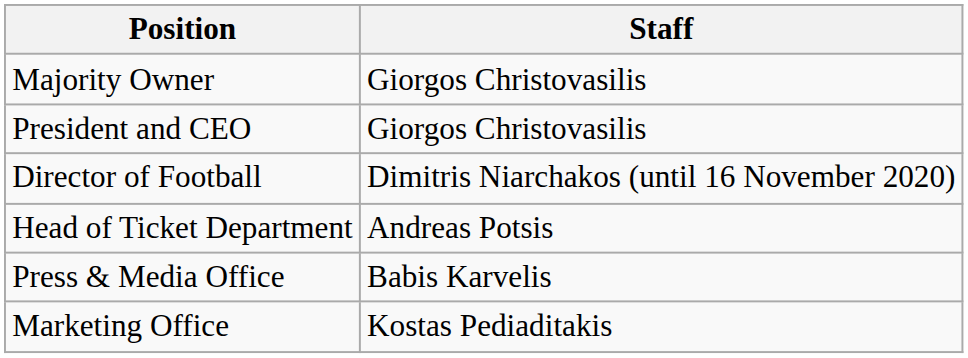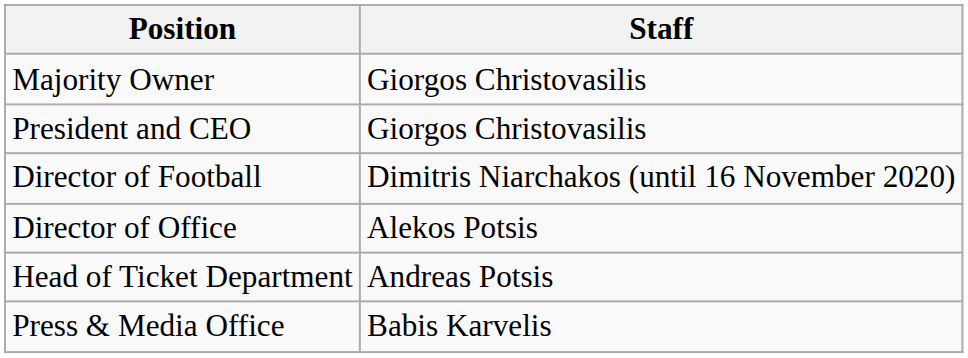+ row: (124, 227)
- row: (121, 326)
